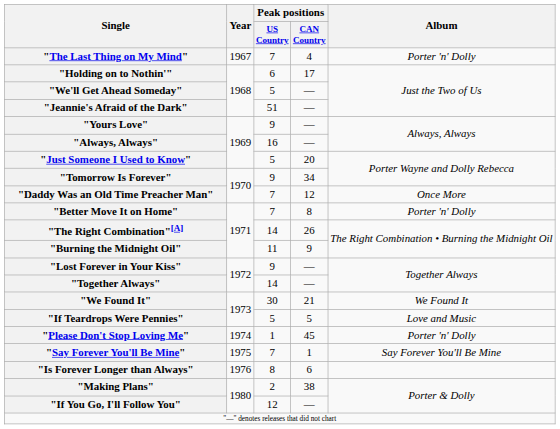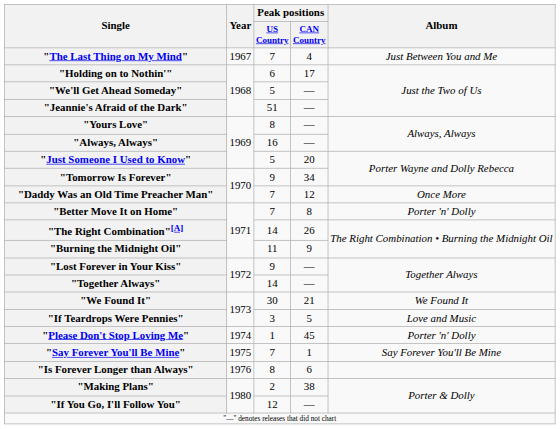(441, 56) Porter 'n' Dolly -> (441, 56) Just Between You and Me
(272, 125) 9 -> (272, 125) 8
(272, 318) 5 -> (272, 318) 3
